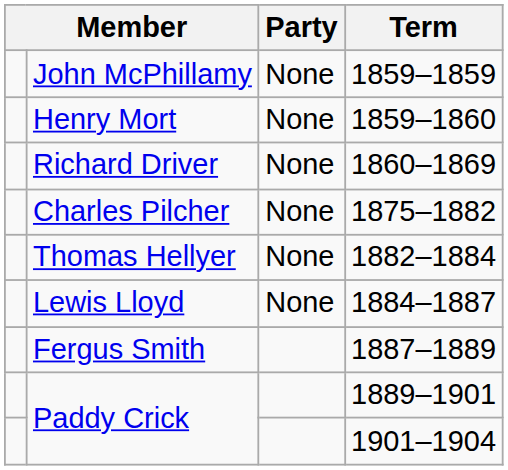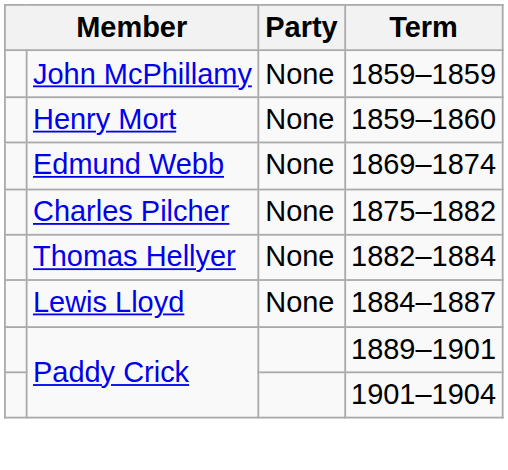- row: (126, 165)
+ row: (129, 165)
- row: (119, 348)
